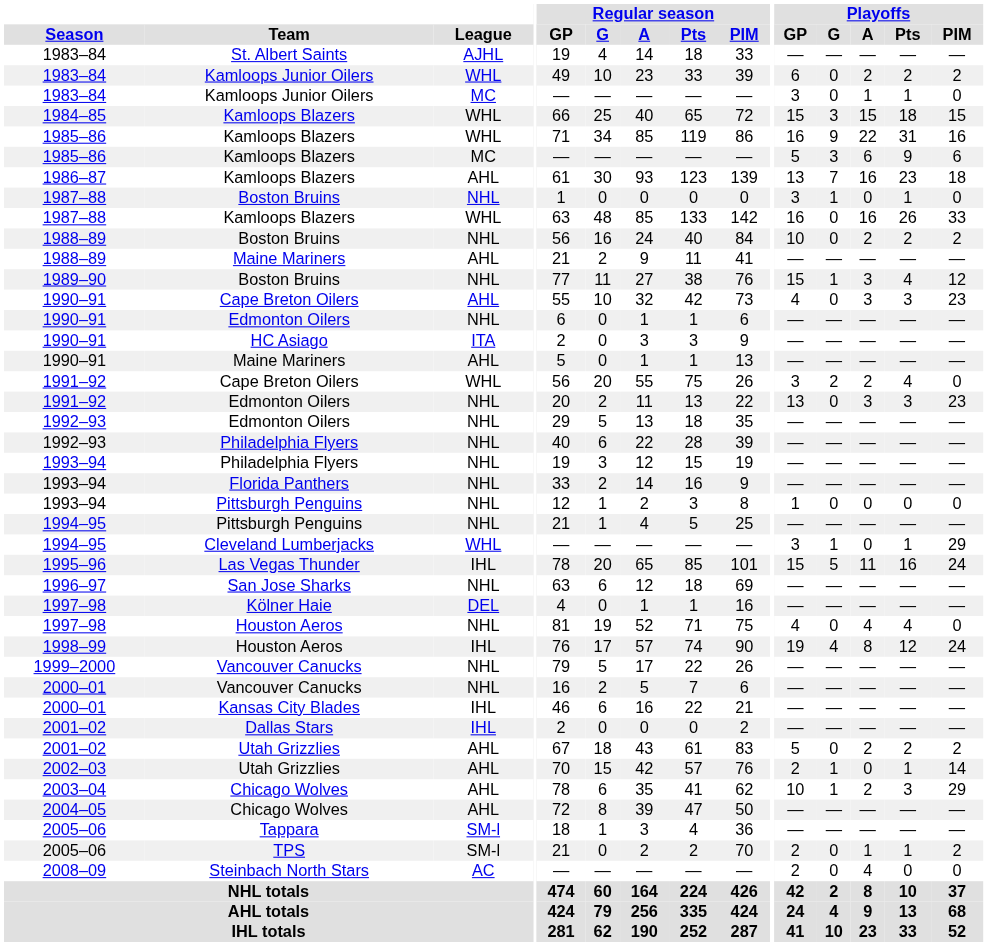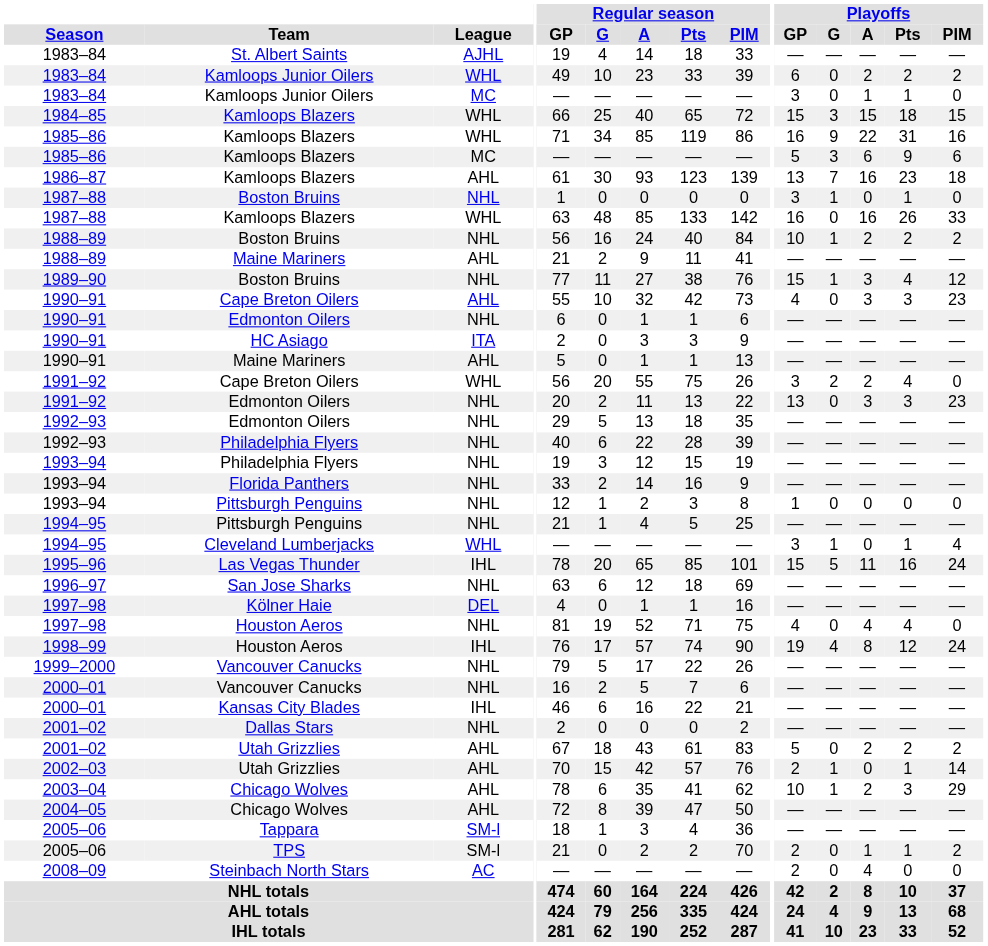(834, 238) 0 -> (834, 238) 1
(957, 544) 29 -> (957, 544) 4
(483, 728) IHL -> (483, 728) NHL
